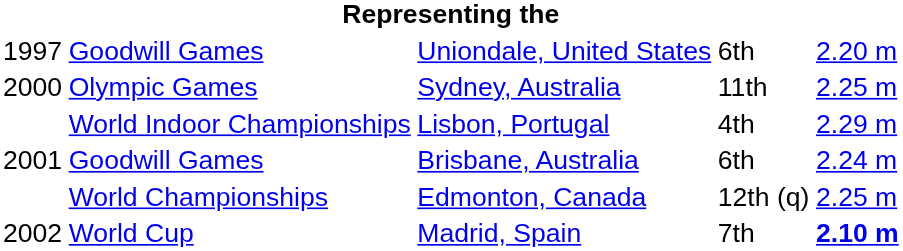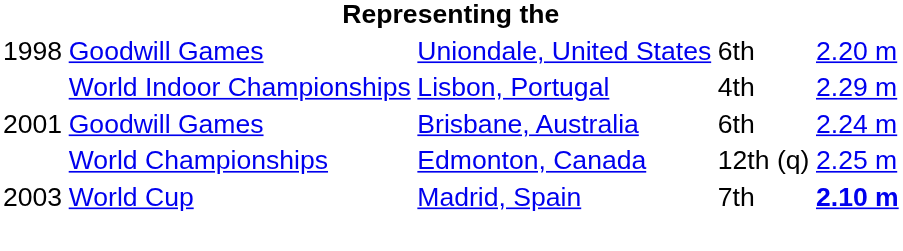(33, 51) 1997 -> (33, 51) 1998
- row: (519, 87)
(33, 233) 2002 -> (33, 197) 2003
